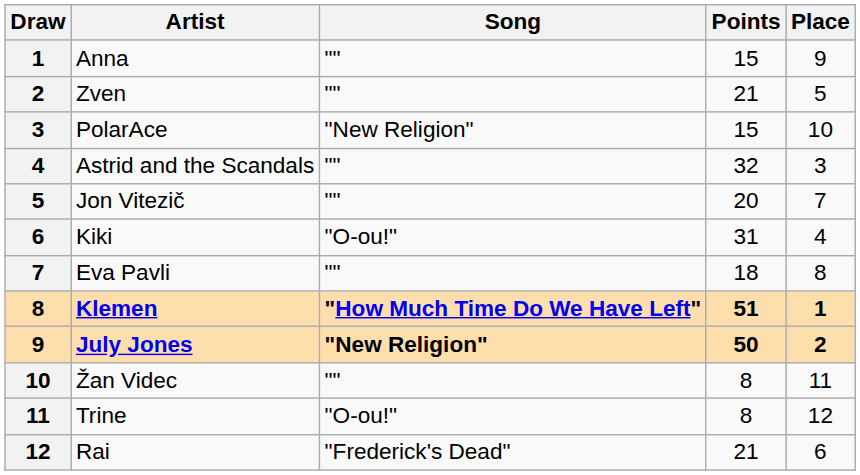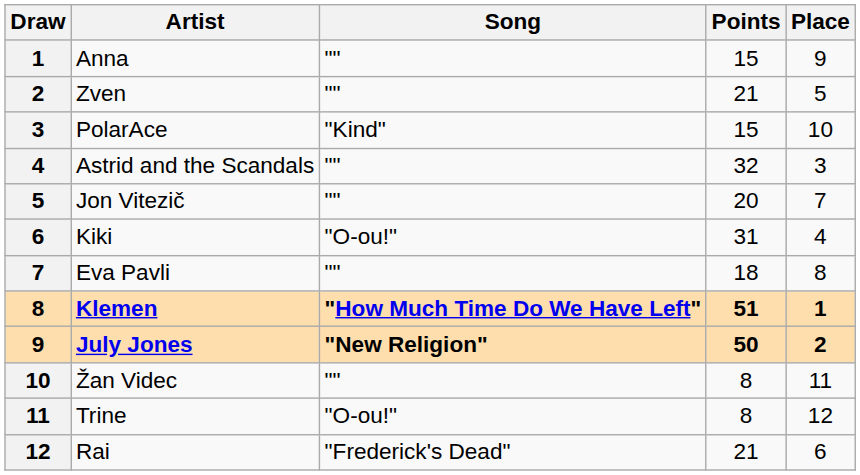(399, 129) "New Religion" -> (355, 129) "Kind"
